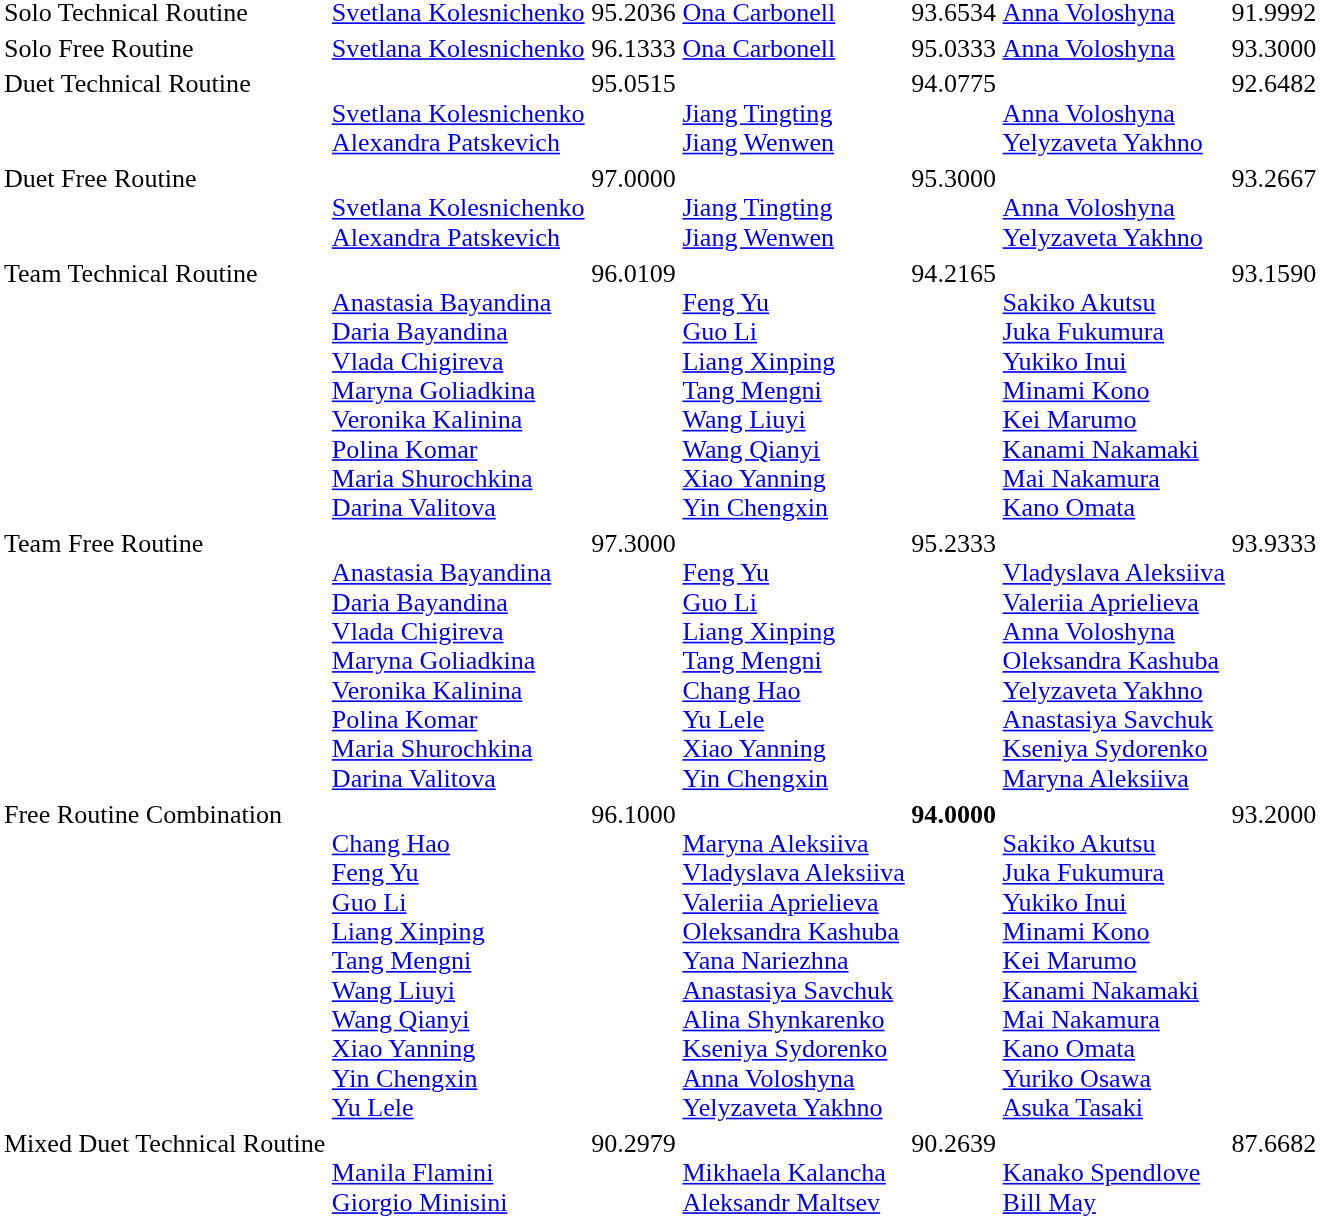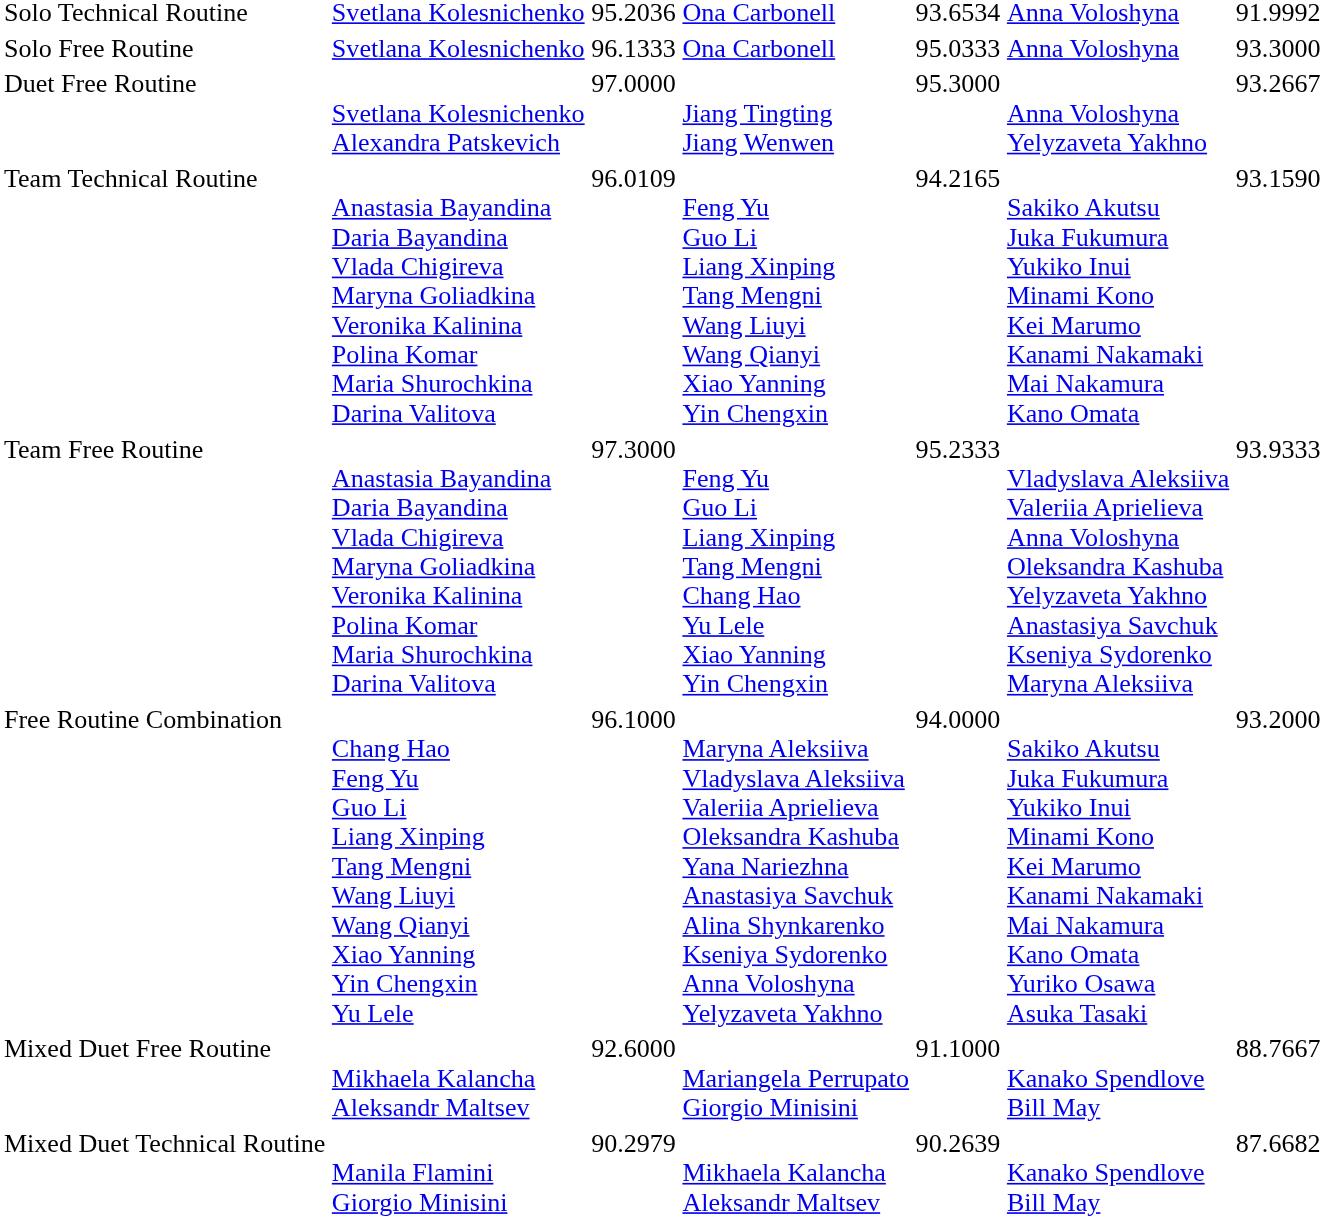- row: (127, 83)
(954, 814) bold -> (958, 719) normal
+ row: (138, 1048)
